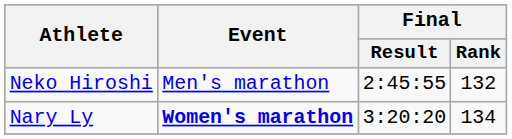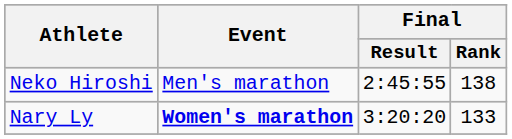(478, 84) 132 -> (478, 84) 138
(478, 118) 134 -> (478, 118) 133
